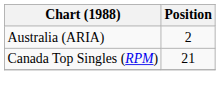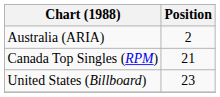+ row: (77, 80)
